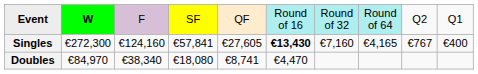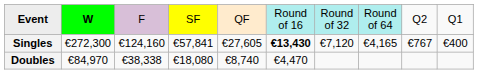(337, 43) €7,160 -> (337, 43) €7,120
(142, 61) €38,340 -> (142, 61) €38,338
(242, 61) €8,741 -> (242, 61) €8,740
